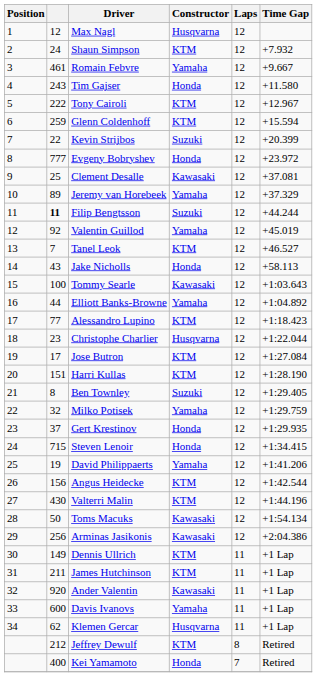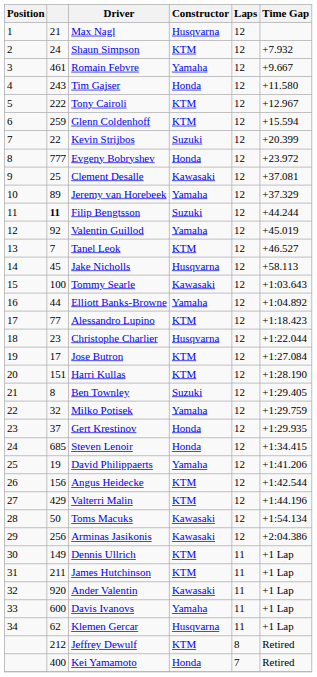(55, 31) 12 -> (55, 31) 21
(55, 266) 43 -> (55, 266) 45
(186, 266) Honda -> (196, 266) Husqvarna
(58, 446) 715 -> (58, 446) 685
(58, 500) 430 -> (58, 500) 429
